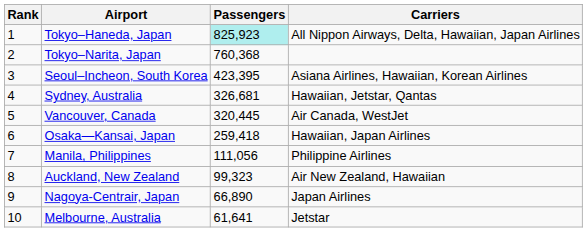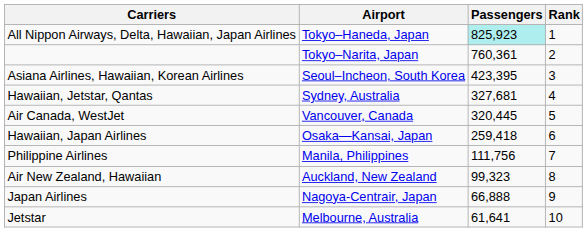columns swapped: (23, 15) <-> (435, 15)
(237, 55) 760,368 -> (494, 55) 760,361
(237, 96) 326,681 -> (494, 96) 327,681
(236, 156) 111,056 -> (493, 156) 111,756
(233, 197) 66,890 -> (491, 197) 66,888
